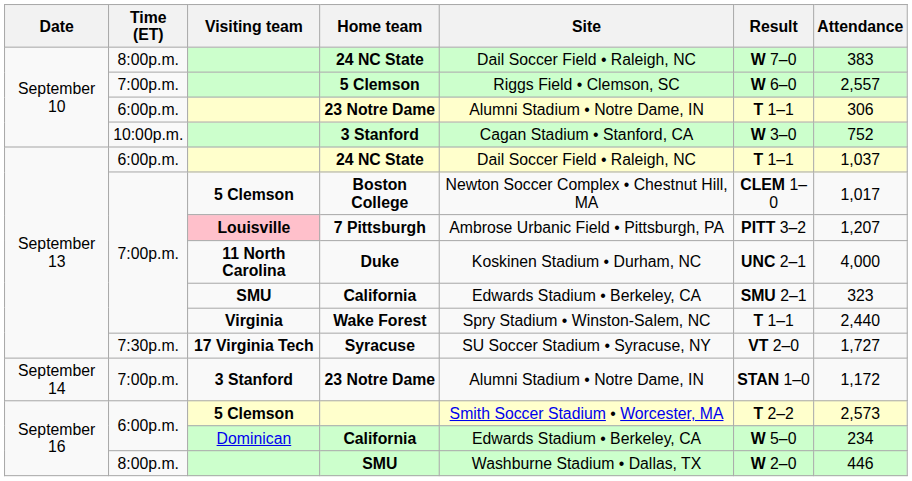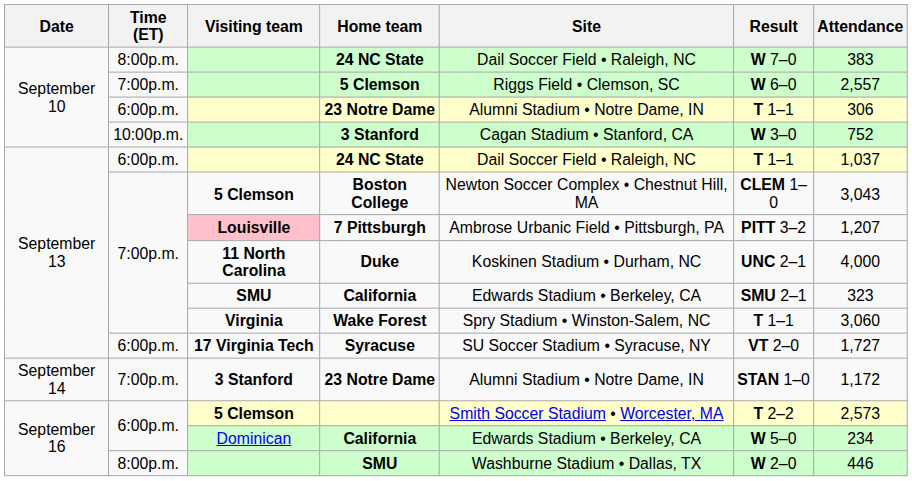(860, 194) 1,017 -> (860, 194) 3,043
(860, 321) 2,440 -> (860, 321) 3,060
(148, 346) 7:30p.m. -> (148, 346) 6:00p.m.
